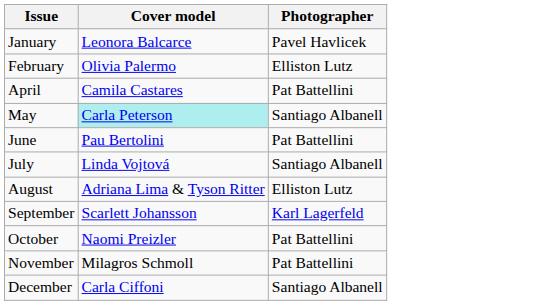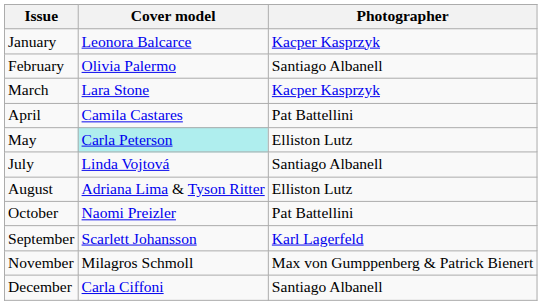(319, 41) Pavel Havlicek -> (326, 41) Kacper Kasprzyk
(312, 66) Elliston Lutz -> (327, 66) Santiago Albanell
+ row: (28, 90)
(327, 115) Santiago Albanell -> (312, 139) Elliston Lutz
- row: (22, 139)
rows swapped: (41, 213) <-> (33, 238)
(313, 262) Pat Battellini -> (403, 262) Max von Gumppenberg & Patrick Bienert
